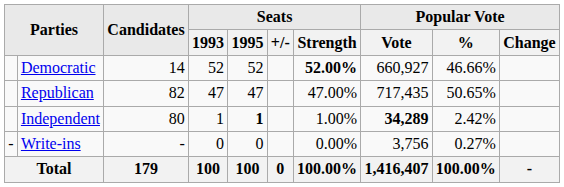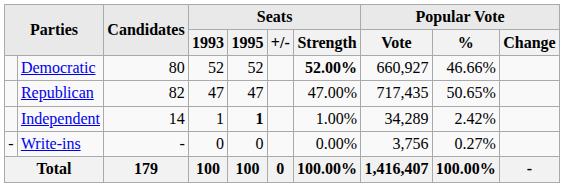(177, 67) 14 -> (177, 67) 80
(177, 118) 80 -> (177, 118) 14
(406, 118) bold -> (406, 118) normal
